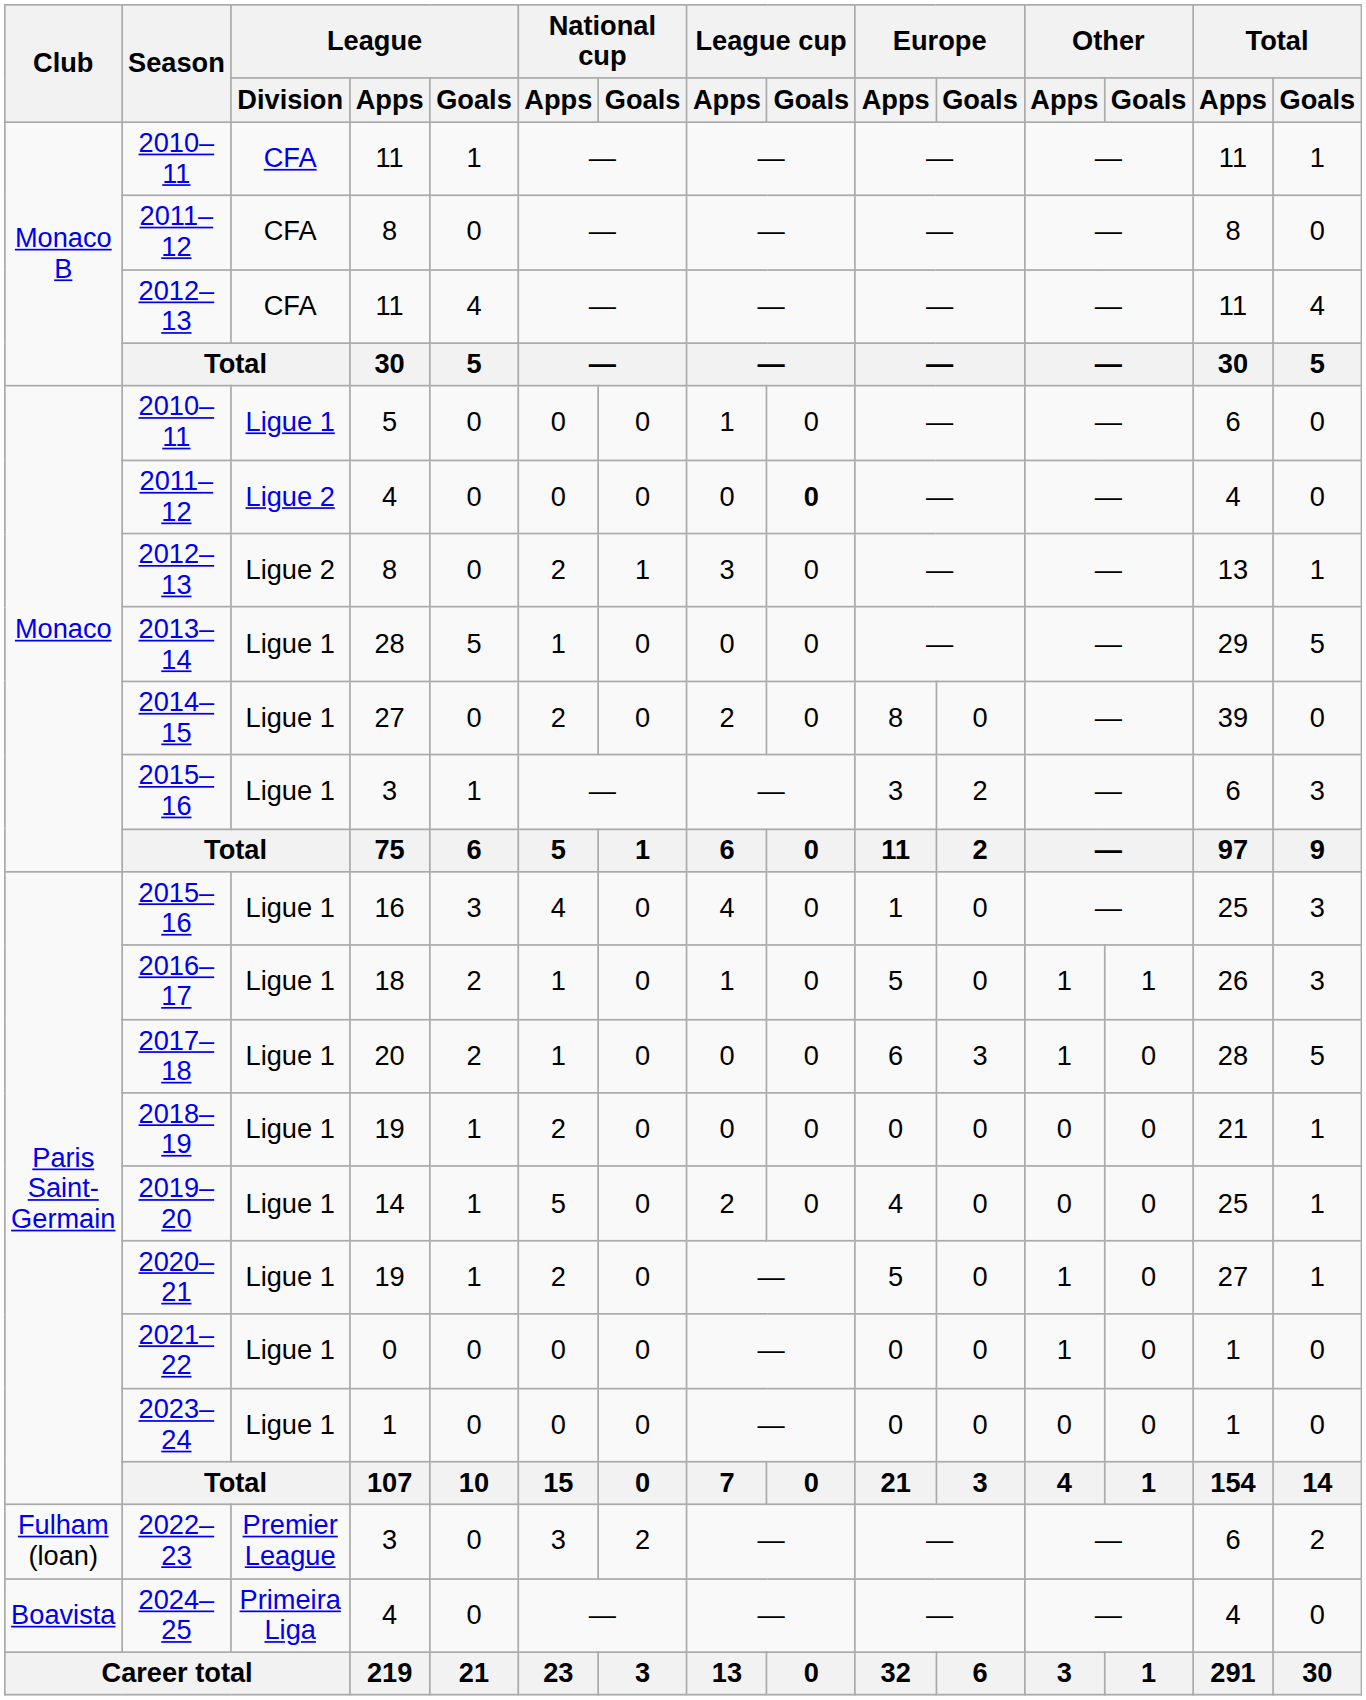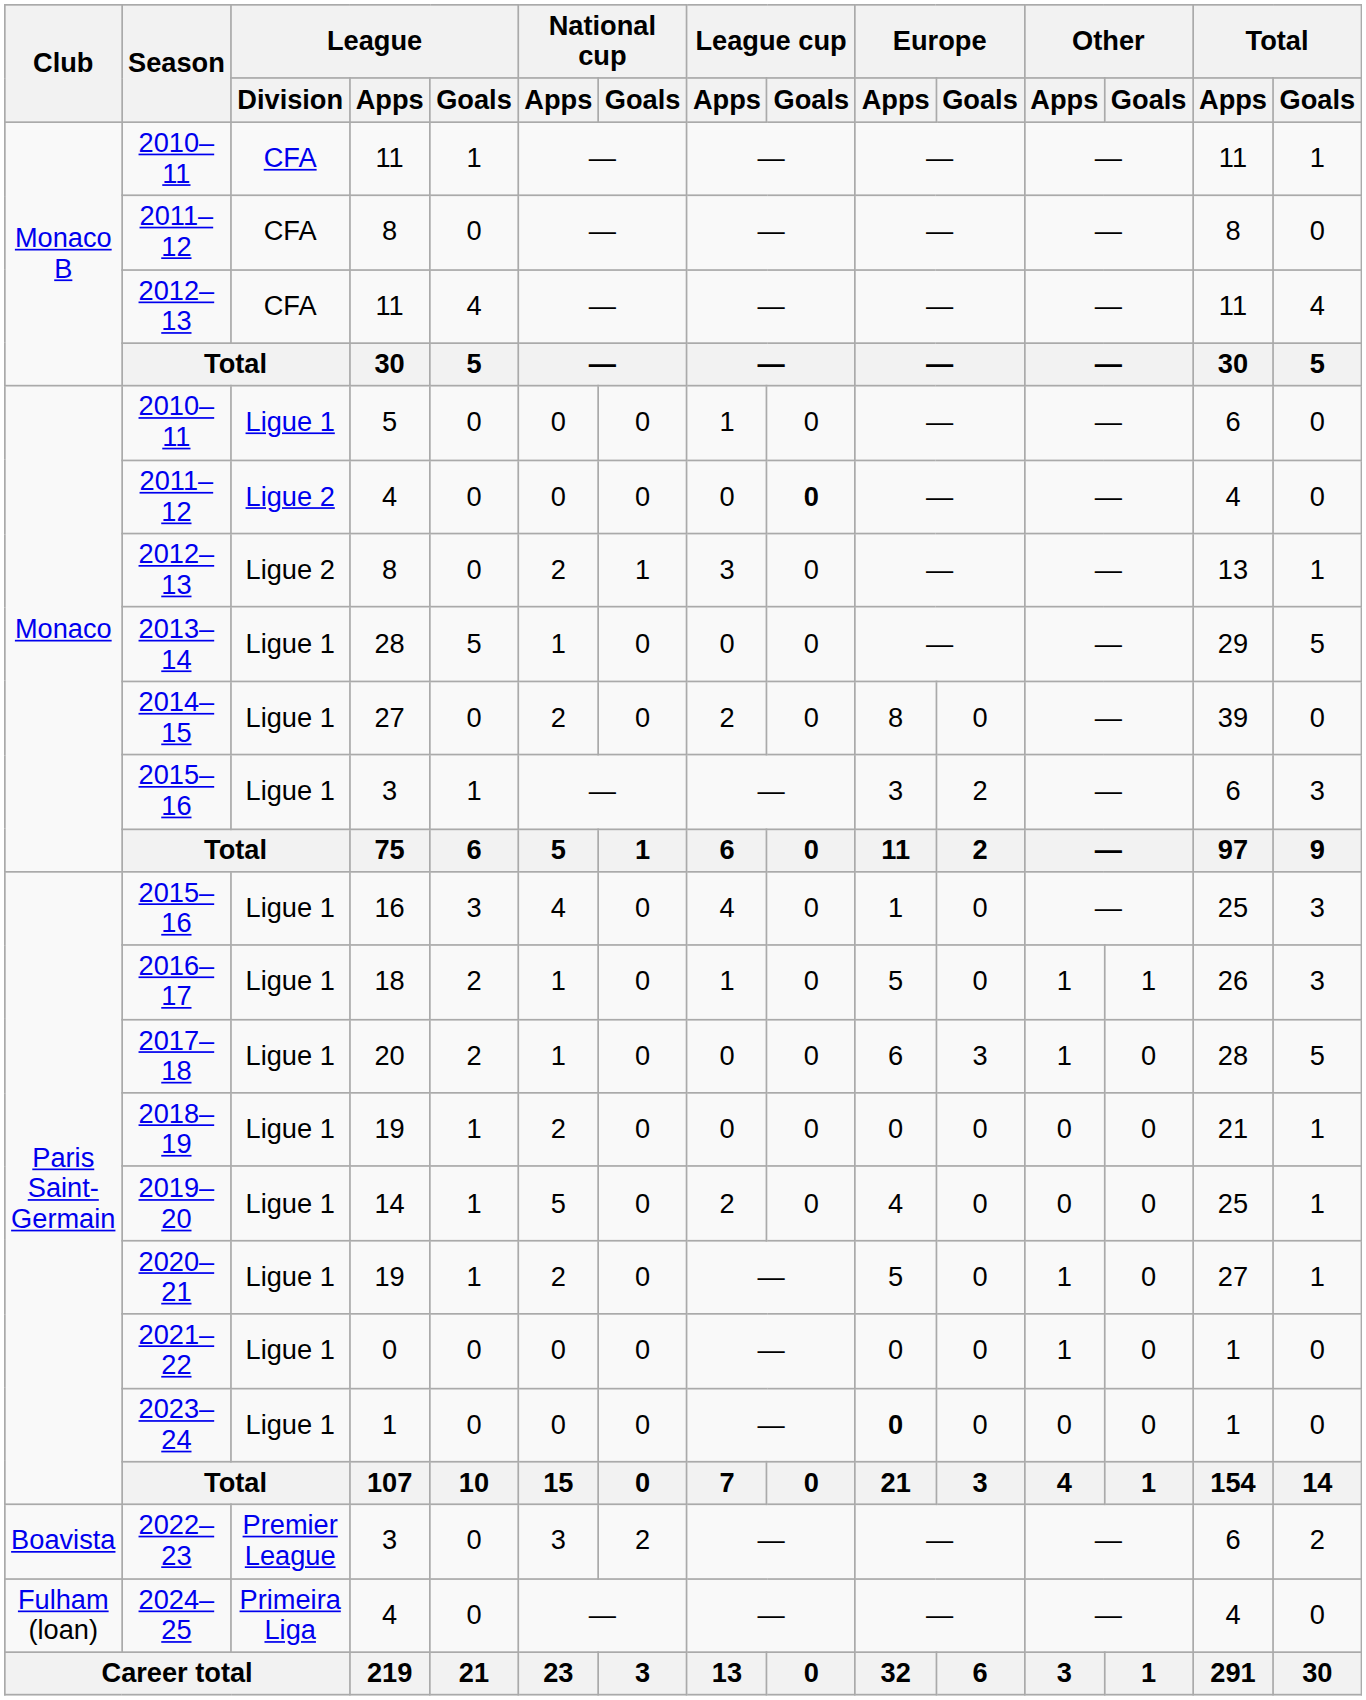(896, 1424) normal -> (896, 1424) bold
(63, 1541) Fulham (loan) -> (63, 1541) Boavista
(63, 1614) Boavista -> (63, 1614) Fulham (loan)
